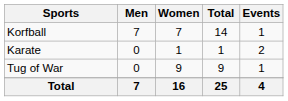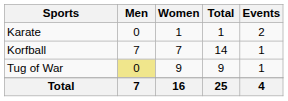rows swapped: (24, 50) <-> (27, 31)
(137, 68) no background -> (137, 68) khaki background
